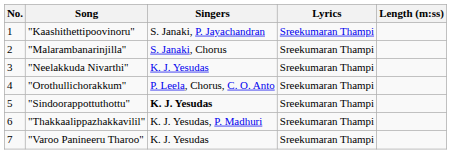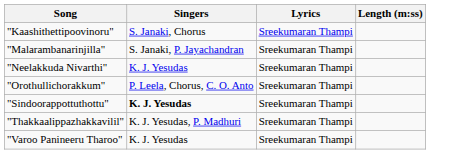- column: (15, 13)
(208, 31) S. Janaki, P. Jayachandran -> (167, 31) S. Janaki, Chorus
(188, 49) S. Janaki, Chorus -> (186, 49) S. Janaki, P. Jayachandran
